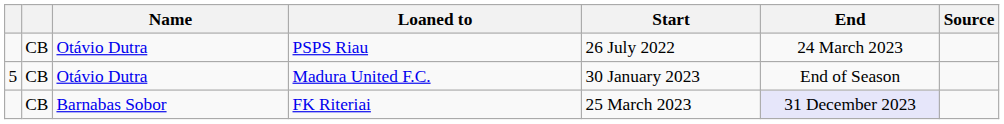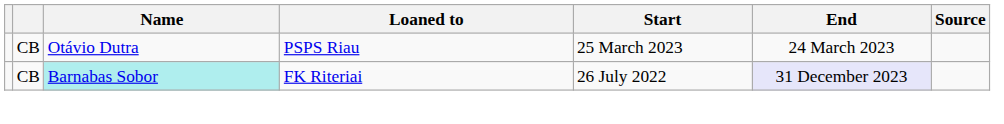(630, 47) 26 July 2022 -> (630, 47) 25 March 2023
- row: (362, 76)
(112, 104) no background -> (103, 76) paleturquoise background
(638, 104) 25 March 2023 -> (622, 76) 26 July 2022
